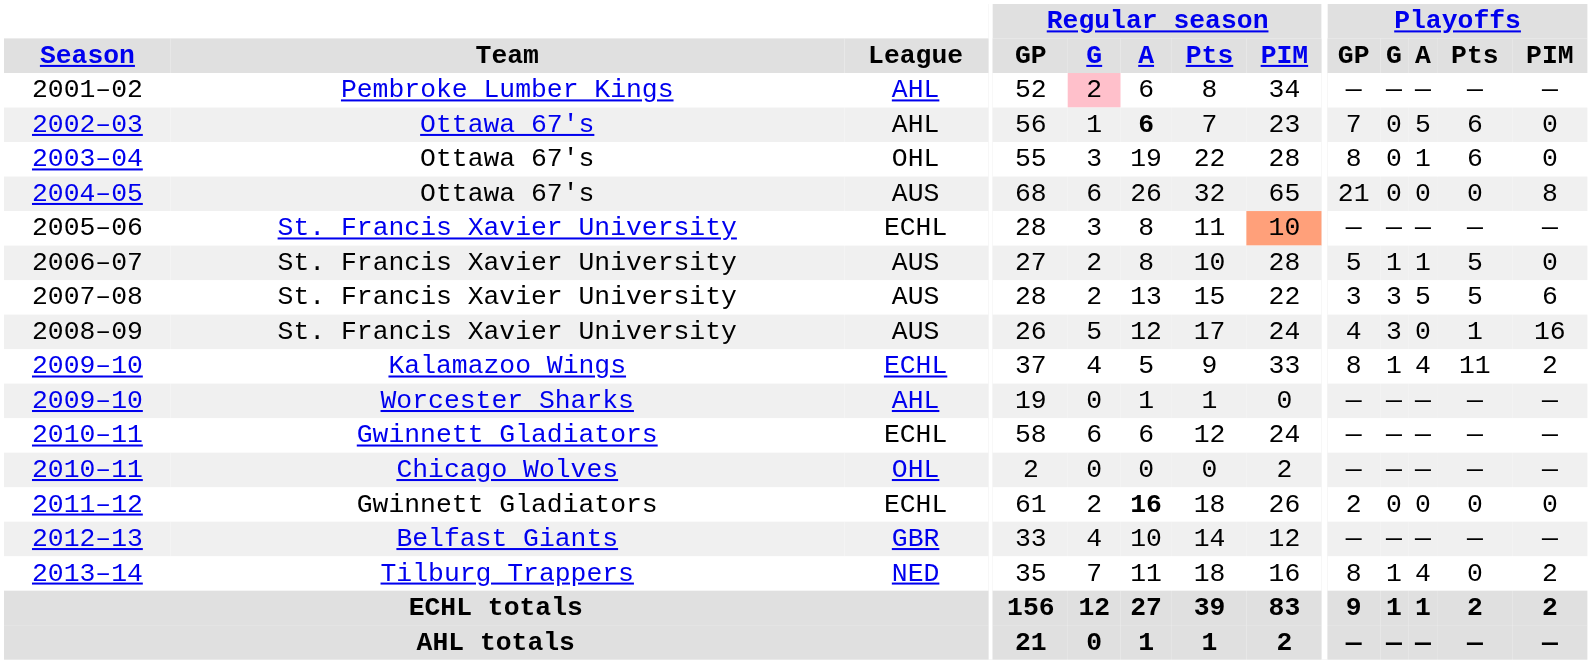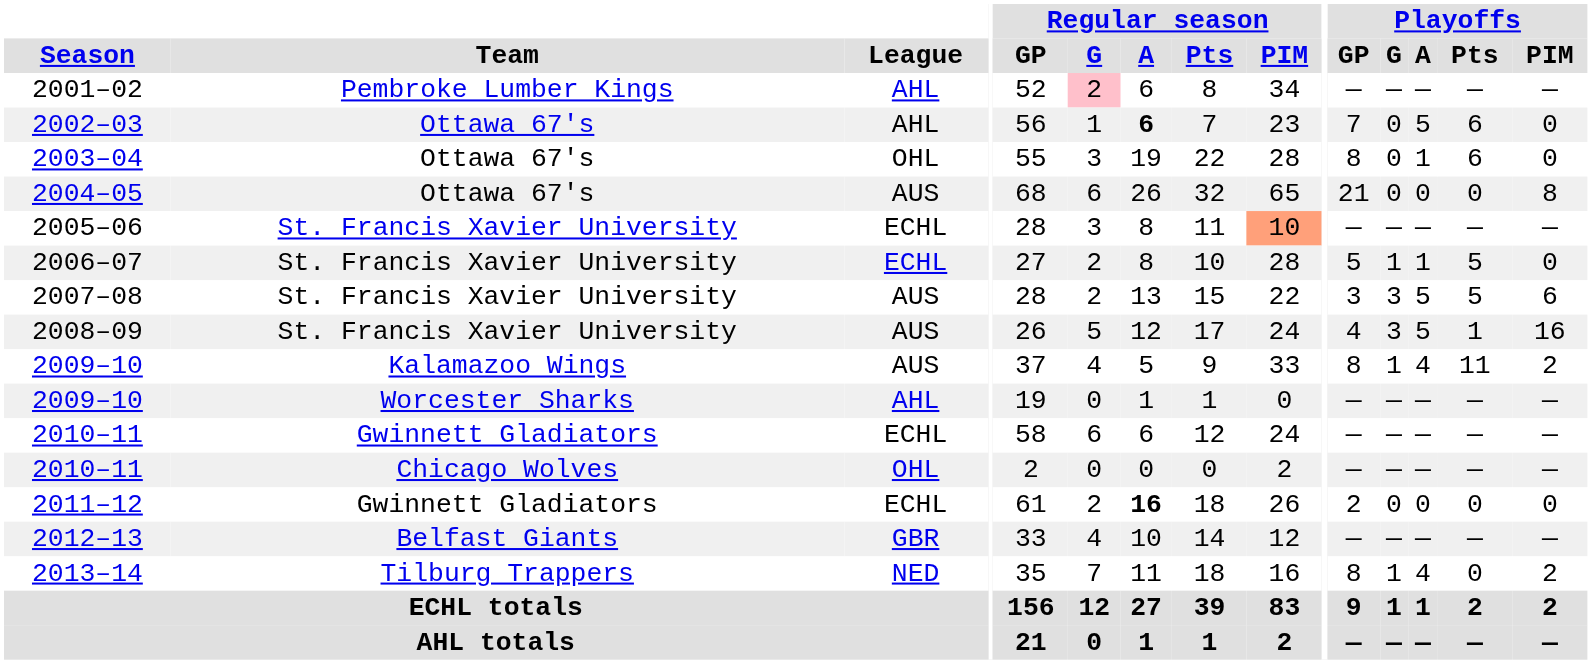(916, 263) AUS -> (916, 263) ECHL
(1423, 332) 0 -> (1423, 332) 5
(916, 366) ECHL -> (916, 366) AUS
